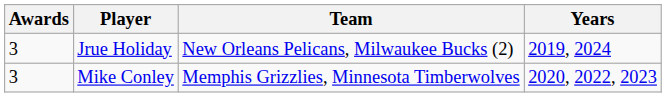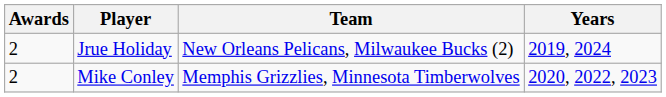(13, 48) 3 -> (13, 48) 2
(13, 77) 3 -> (13, 77) 2
